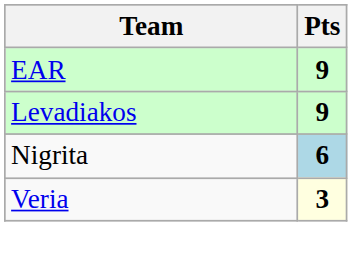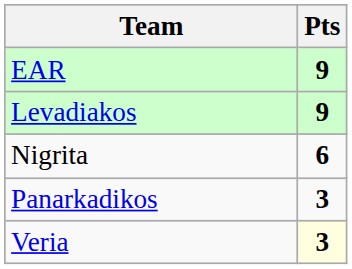(322, 155) lightblue background -> (322, 155) no background
+ row: (84, 198)
